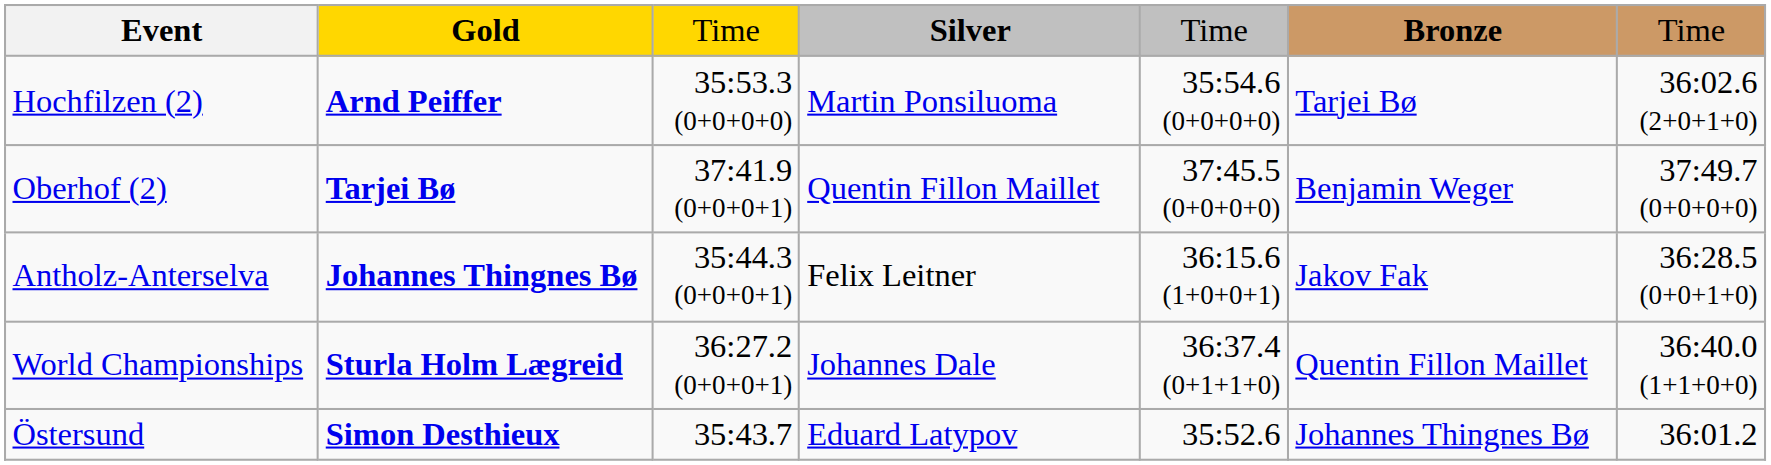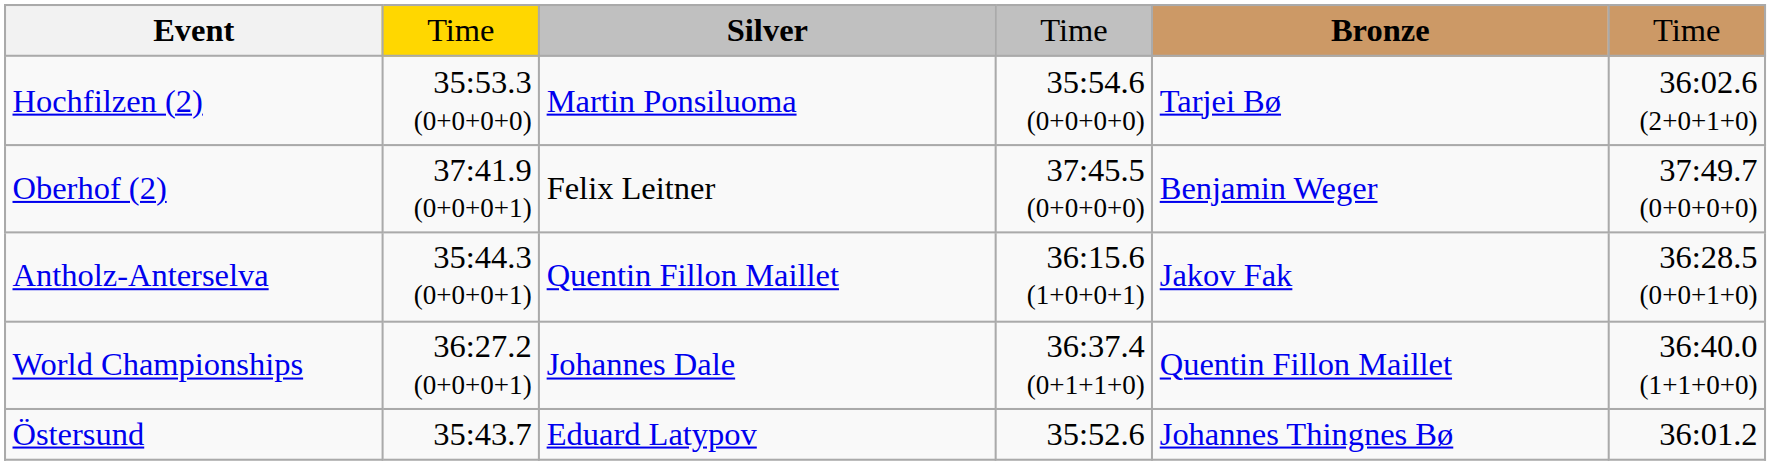- column: (485, 30)
(953, 188) Quentin Fillon Maillet -> (631, 188) Felix Leitner
(892, 276) Felix Leitner -> (693, 276) Quentin Fillon Maillet
